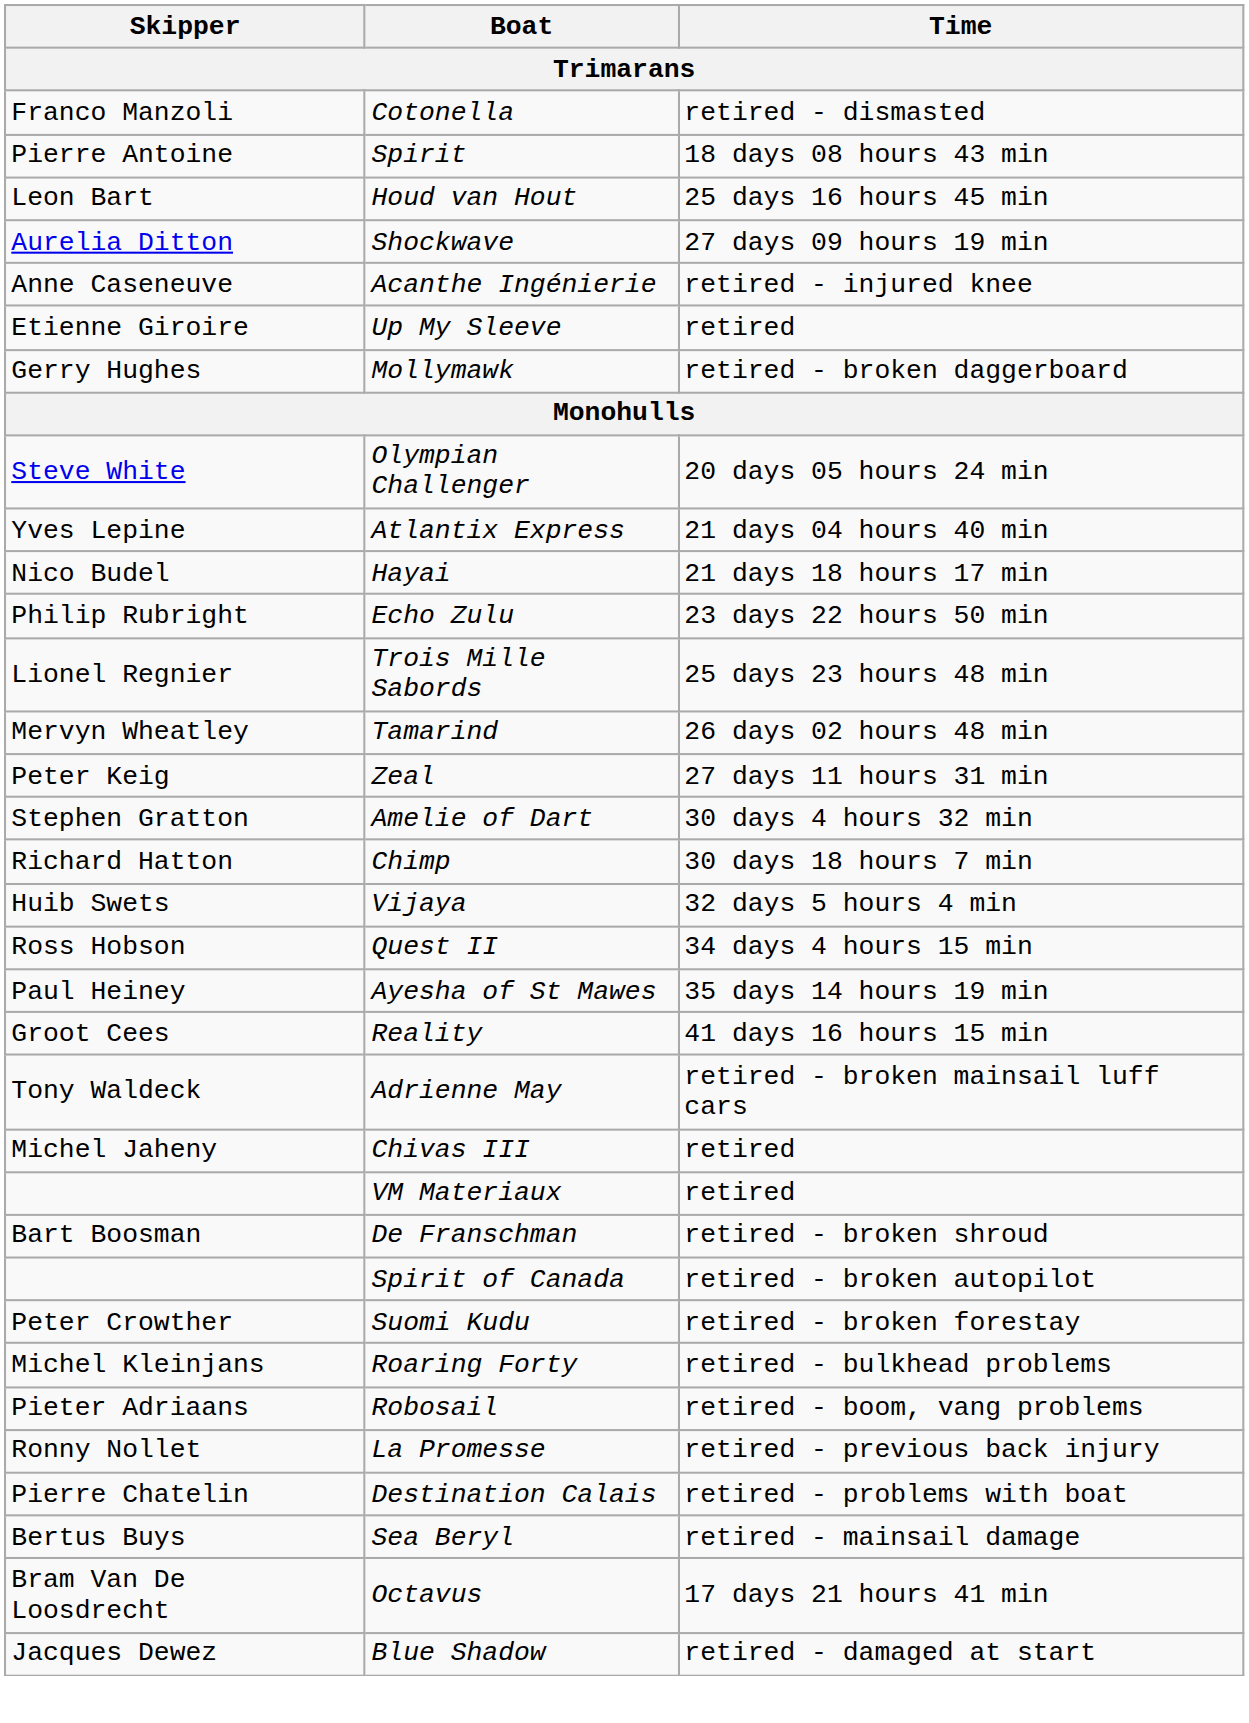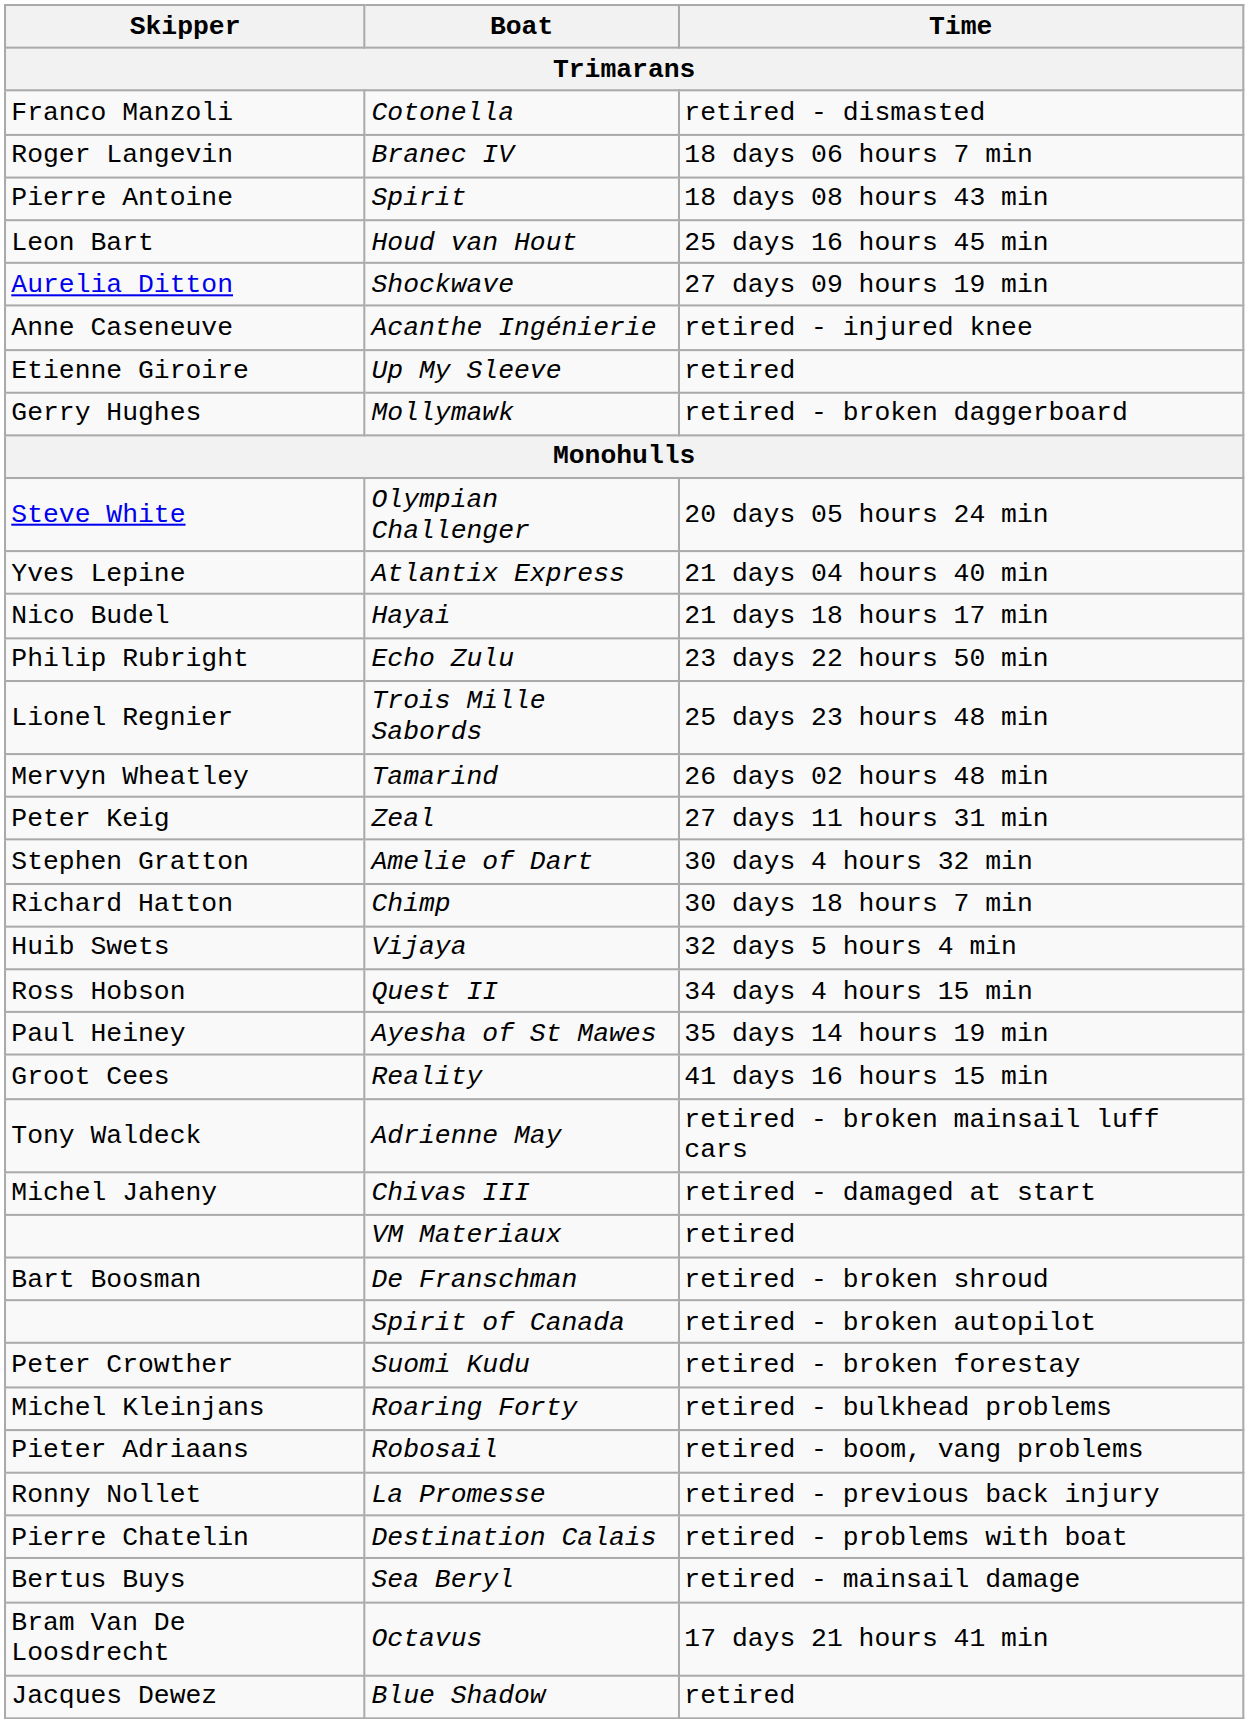+ row: (443, 156)
(740, 1150) retired -> (890, 1193) retired - damaged at start
(890, 1654) retired - damaged at start -> (740, 1697) retired
